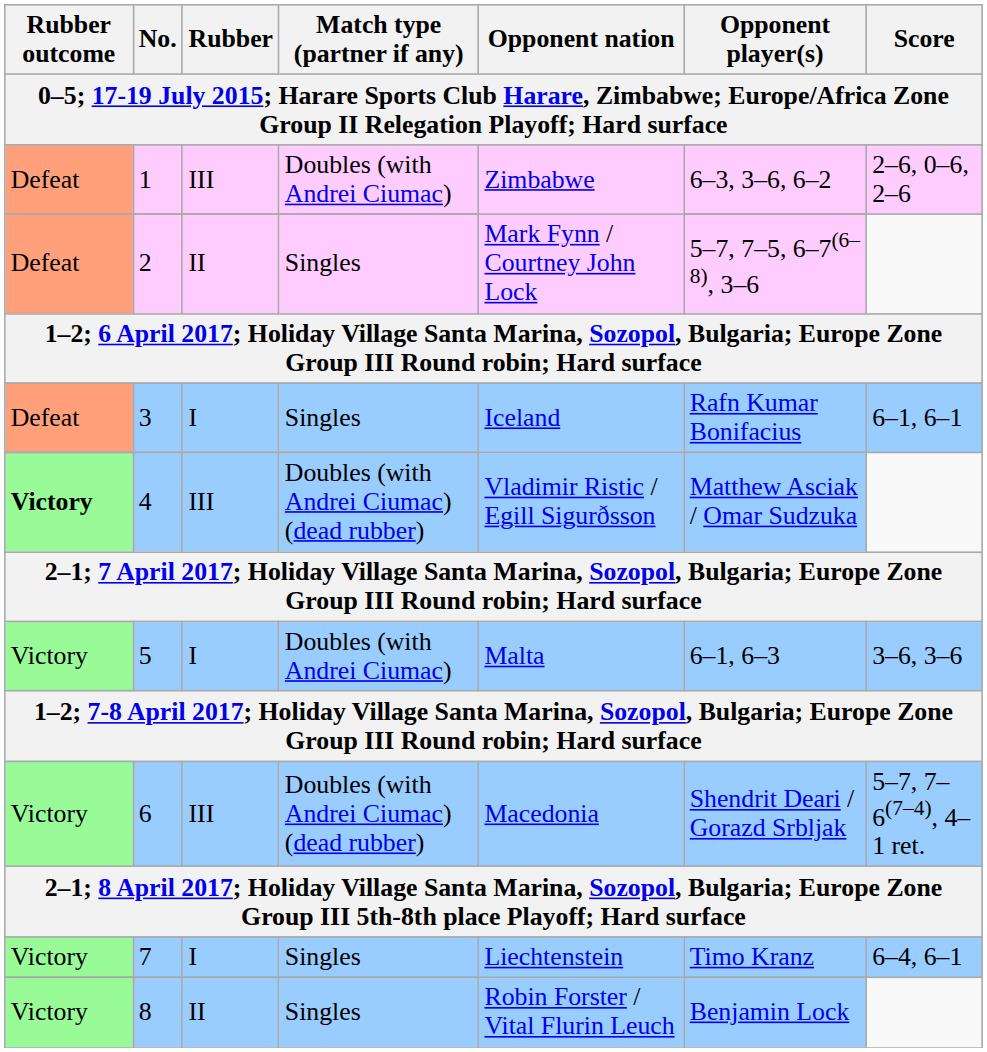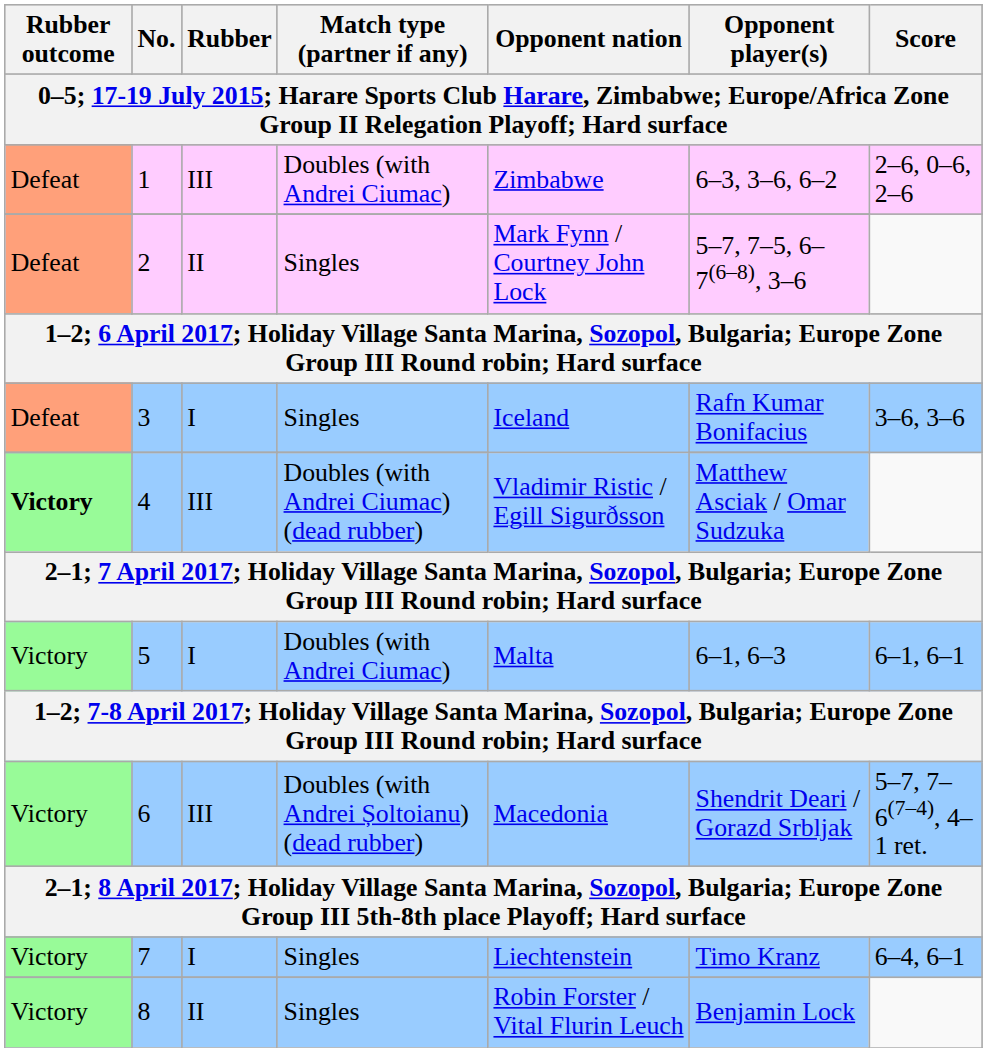(917, 417) 6–1, 6–1 -> (920, 417) 3–6, 3–6
(917, 656) 3–6, 3–6 -> (920, 656) 6–1, 6–1
(368, 813) Doubles (with Andrei Ciumac) (dead rubber) -> (376, 813) Doubles (with Andrei Șoltoianu) (dead rubber)
